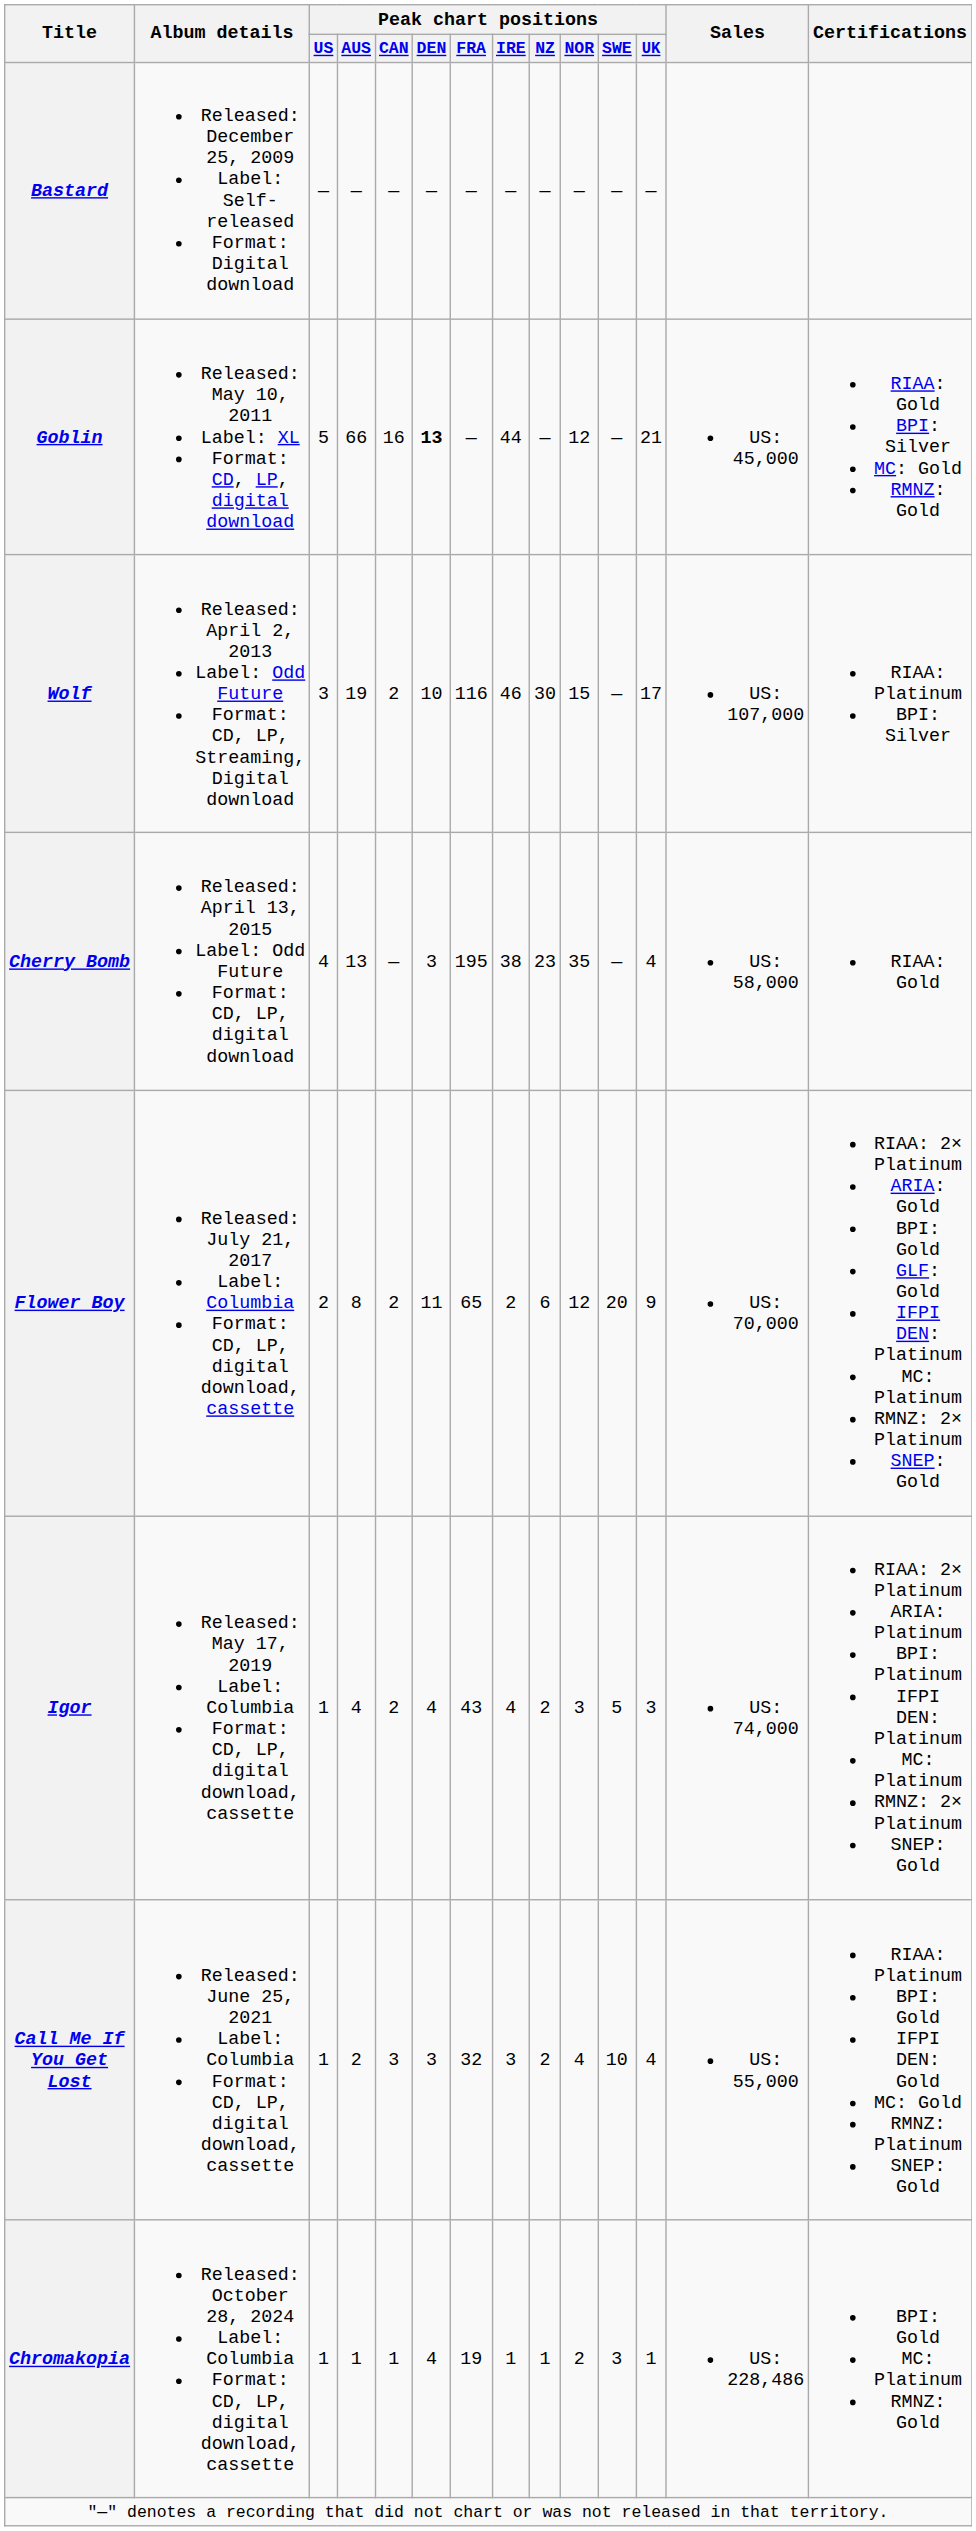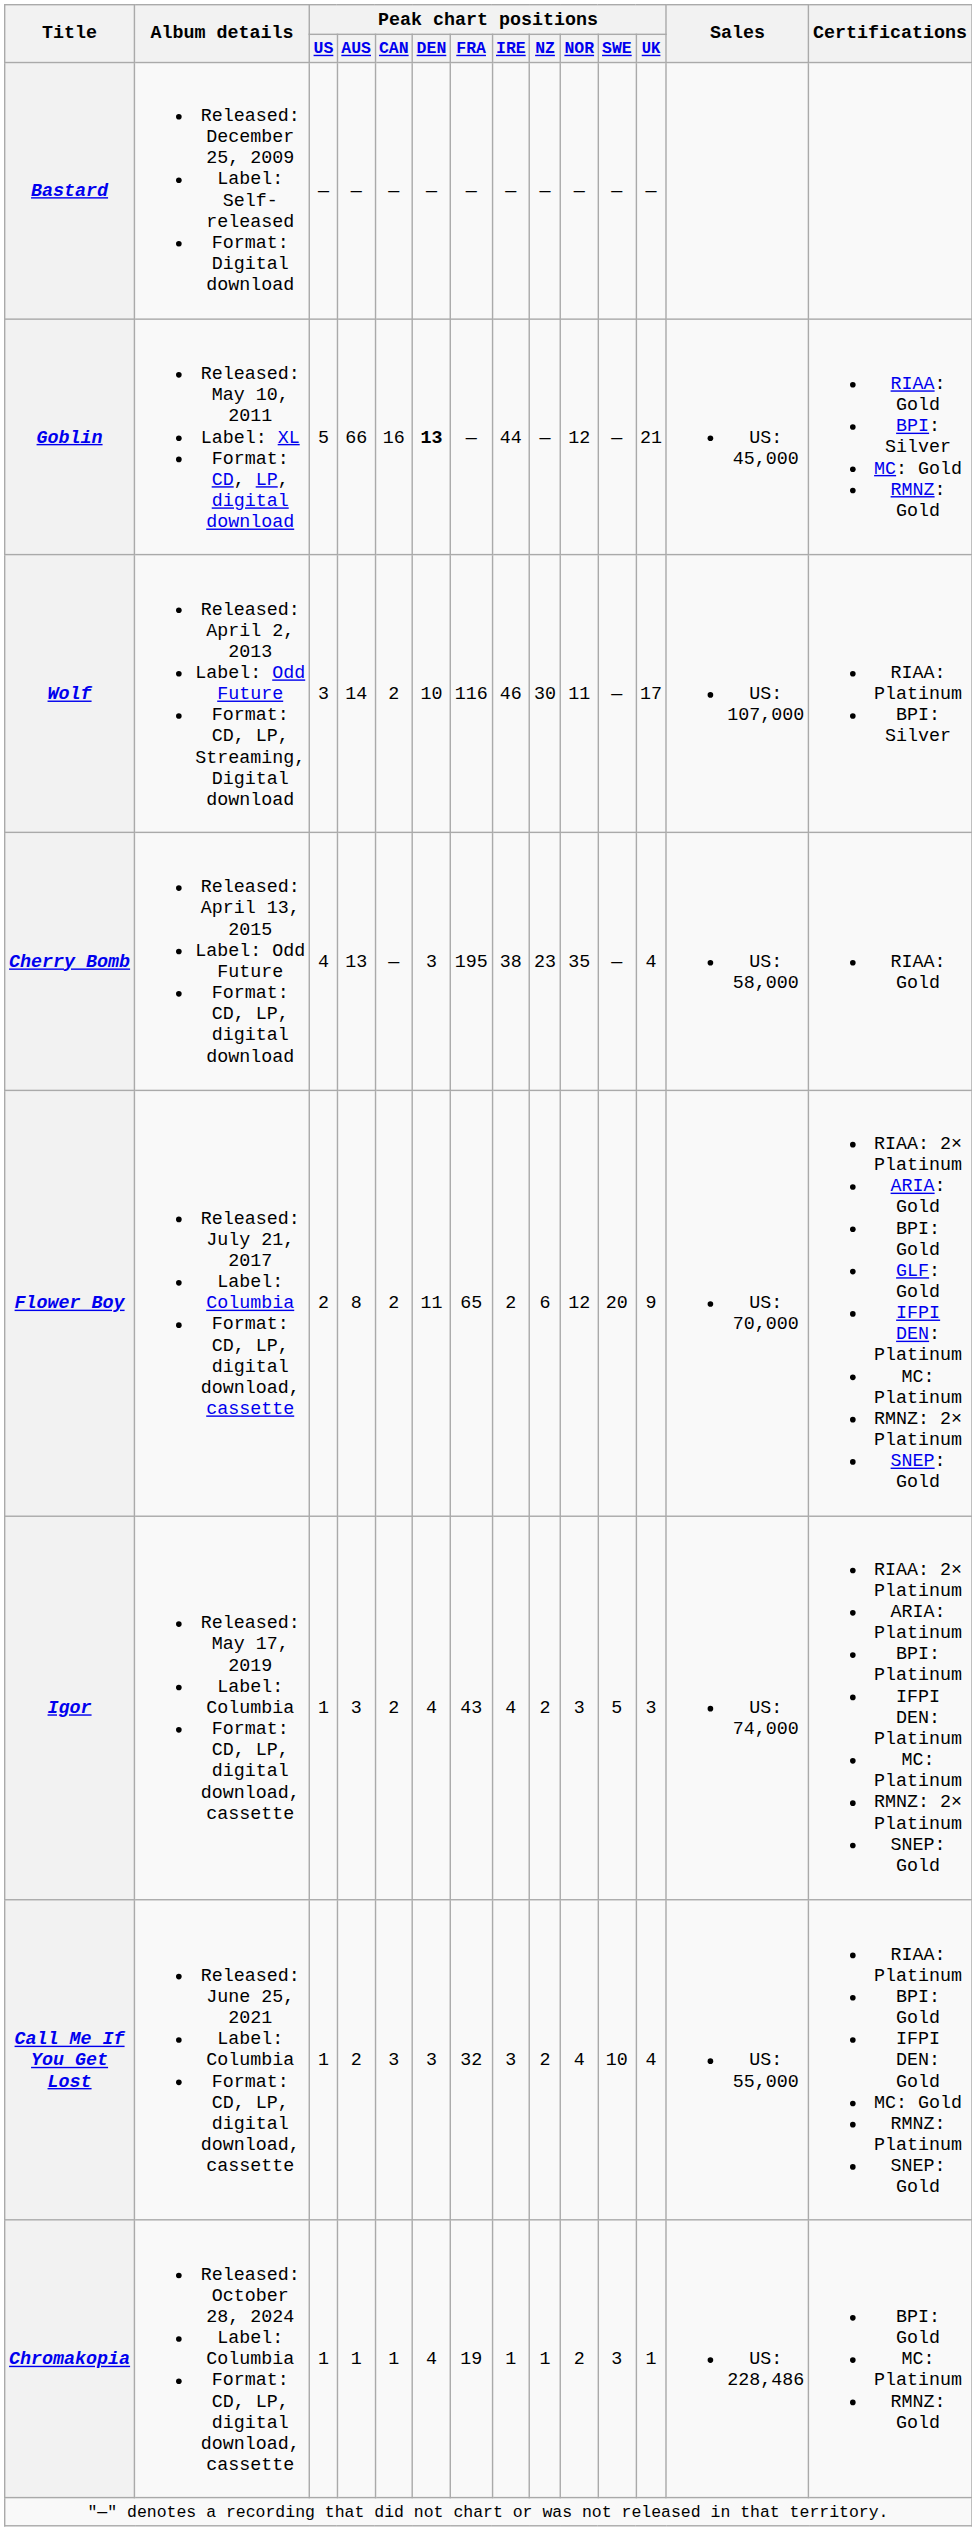(356, 694) 19 -> (356, 694) 14
(579, 694) 15 -> (579, 694) 11
(356, 1708) 4 -> (356, 1708) 3
